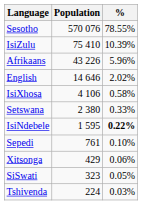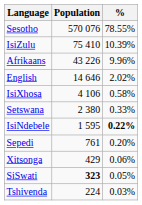(122, 61) 5.96% -> (122, 61) 9.96%
(122, 143) 0.10% -> (122, 143) 0.20%
(93, 175) normal -> (93, 175) bold
